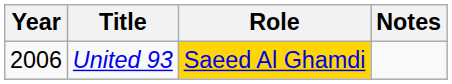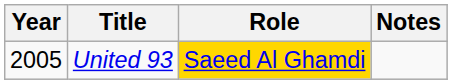(36, 60) 2006 -> (36, 60) 2005
